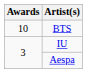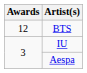(23, 28) 10 -> (23, 28) 12
